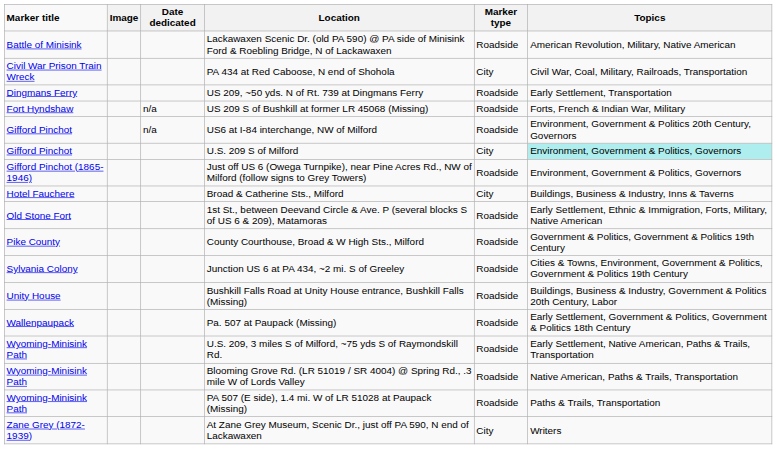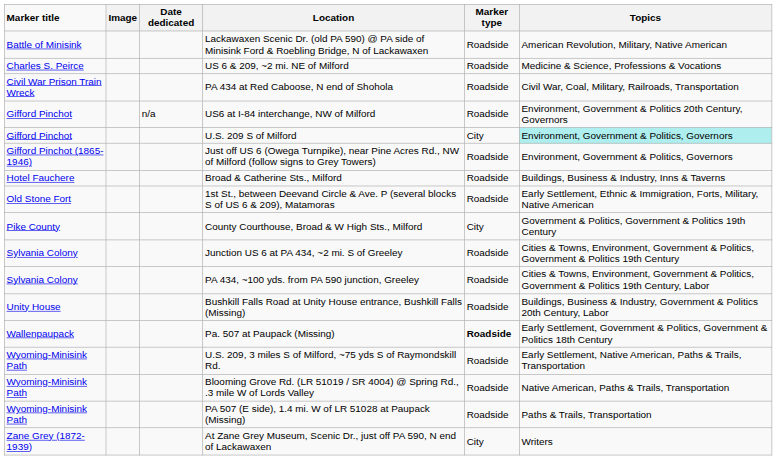+ row: (277, 66)
(485, 71) City -> (488, 87) Roadside
- row: (315, 93)
- row: (318, 108)
(485, 194) City -> (488, 178) Roadside
(497, 242) Roadside -> (475, 226) City
+ row: (312, 280)
(497, 322) normal -> (489, 334) bold
